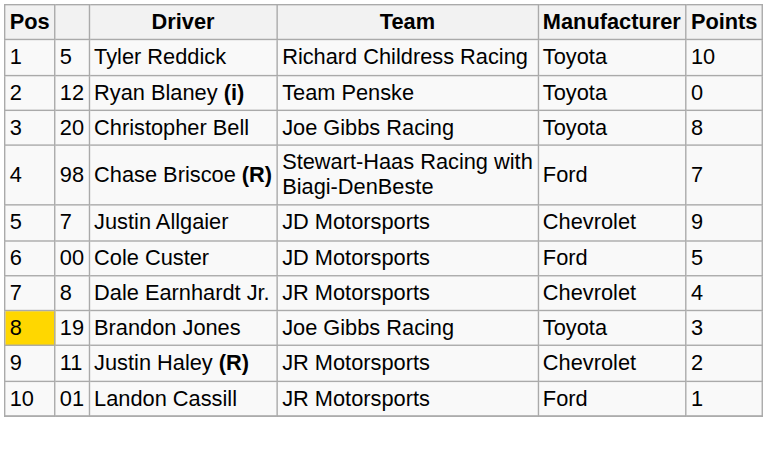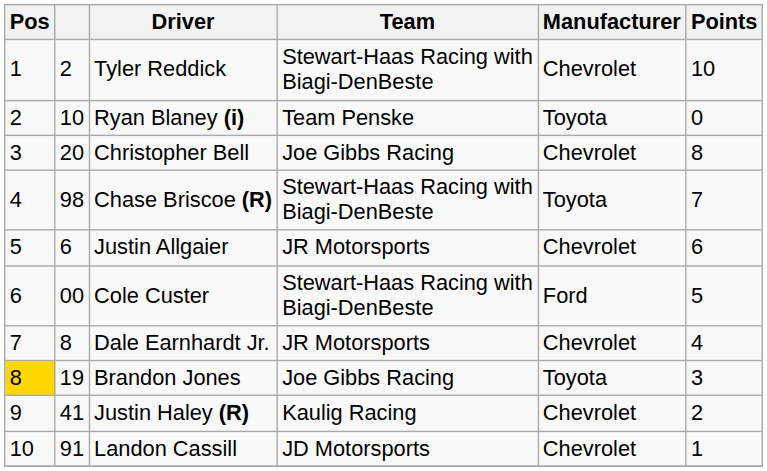(66, 56) 5 -> (66, 69) 2
(405, 56) Richard Childress Racing -> (407, 69) Stewart-Haas Racing with Biagi-DenBeste
(575, 56) Toyota -> (589, 69) Chevrolet
(72, 91) 12 -> (72, 116) 10
(575, 127) Toyota -> (589, 152) Chevrolet
(565, 174) Ford -> (575, 199) Toyota
(66, 222) 7 -> (66, 247) 6
(356, 222) JD Motorsports -> (356, 247) JR Motorsports
(697, 222) 9 -> (697, 247) 6
(356, 257) JD Motorsports -> (407, 294) Stewart-Haas Racing with Biagi-DenBeste
(71, 362) 11 -> (72, 412) 41
(356, 362) JR Motorsports -> (349, 412) Kaulig Racing
(72, 397) 01 -> (72, 447) 91
(356, 397) JR Motorsports -> (356, 447) JD Motorsports
(565, 397) Ford -> (589, 447) Chevrolet
